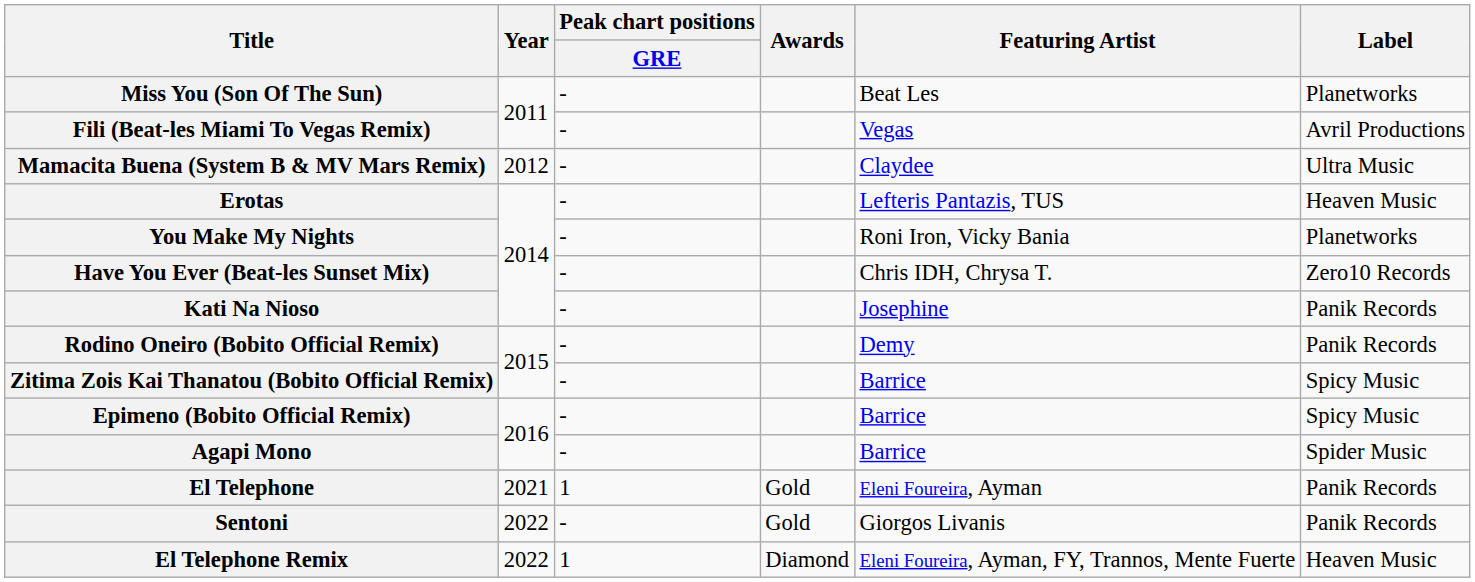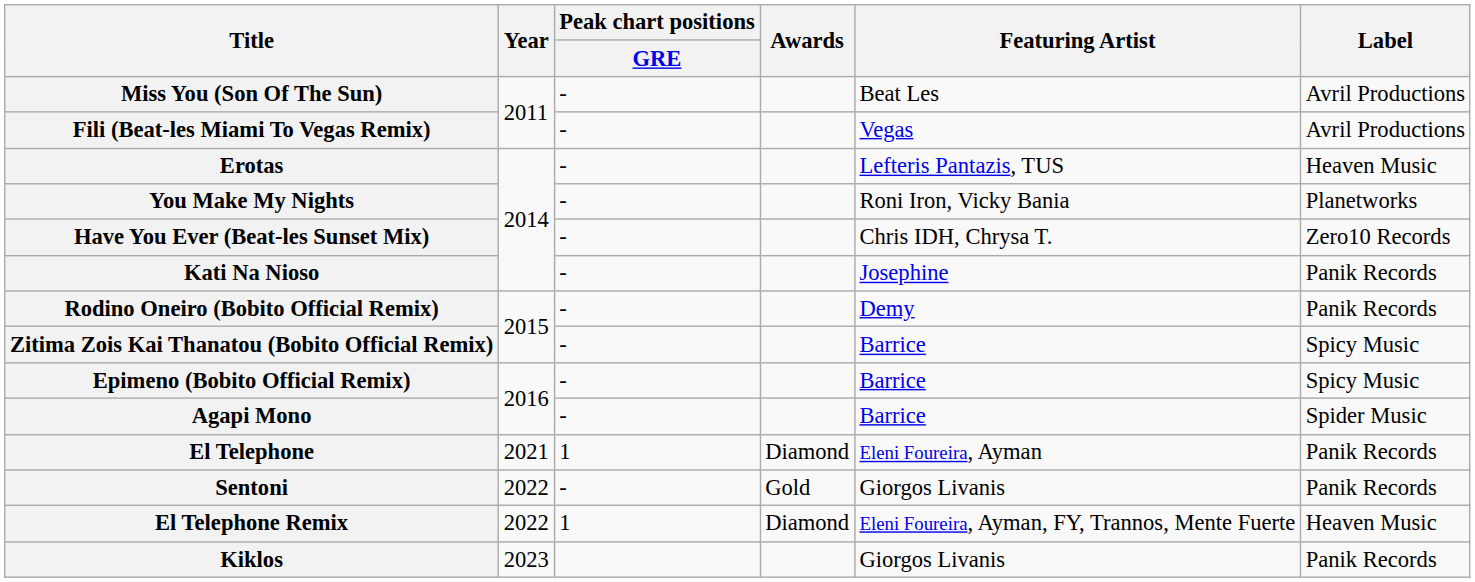(1361, 93) Planetworks -> (1385, 93) Avril Productions
- row: (252, 165)
(788, 487) Gold -> (807, 451) Diamond
+ row: (252, 559)
